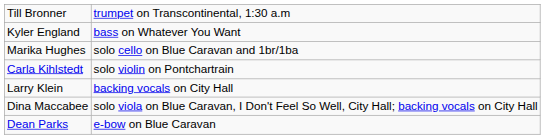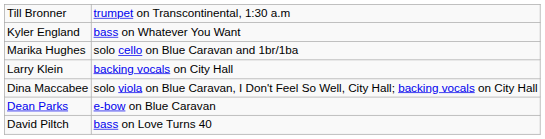- row: (45, 69)
+ row: (38, 124)
